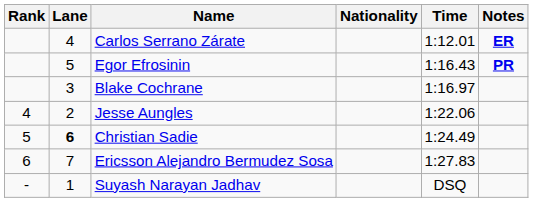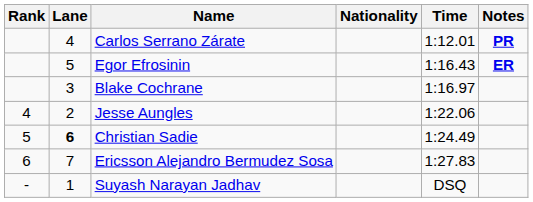(503, 40) ER -> (503, 40) PR
(503, 64) PR -> (503, 64) ER
